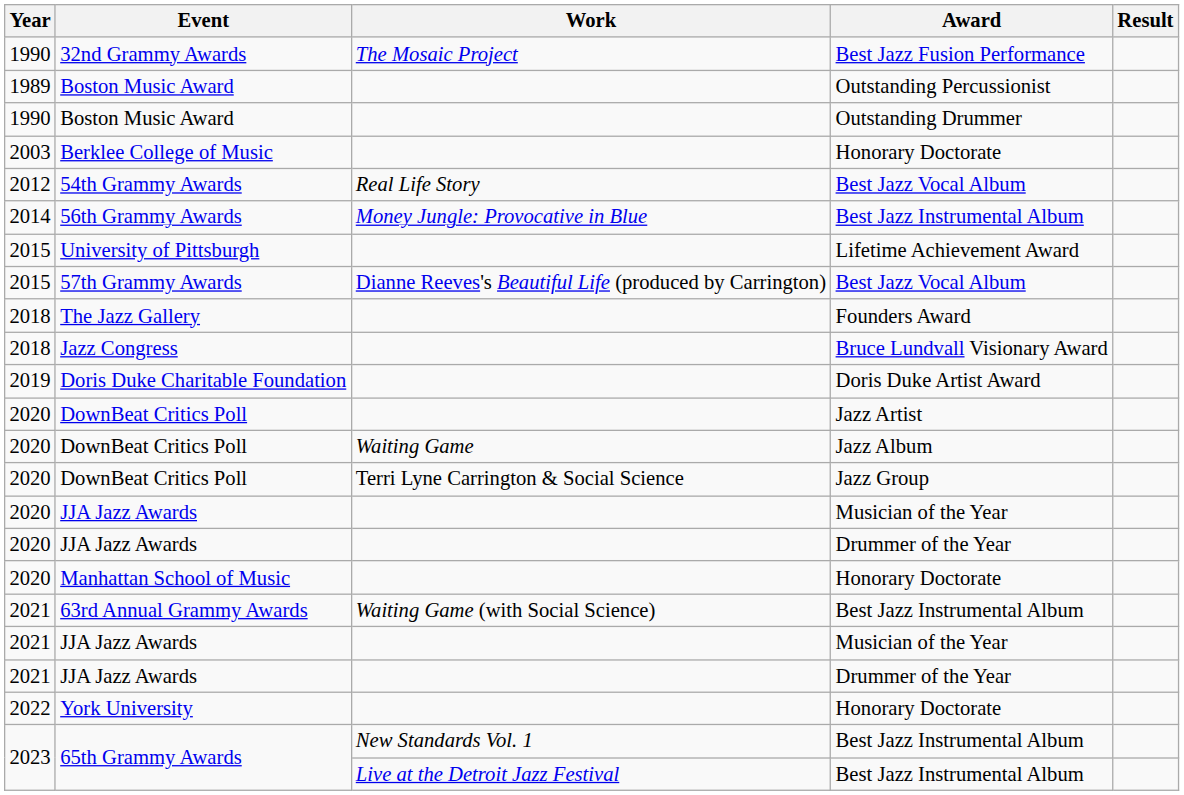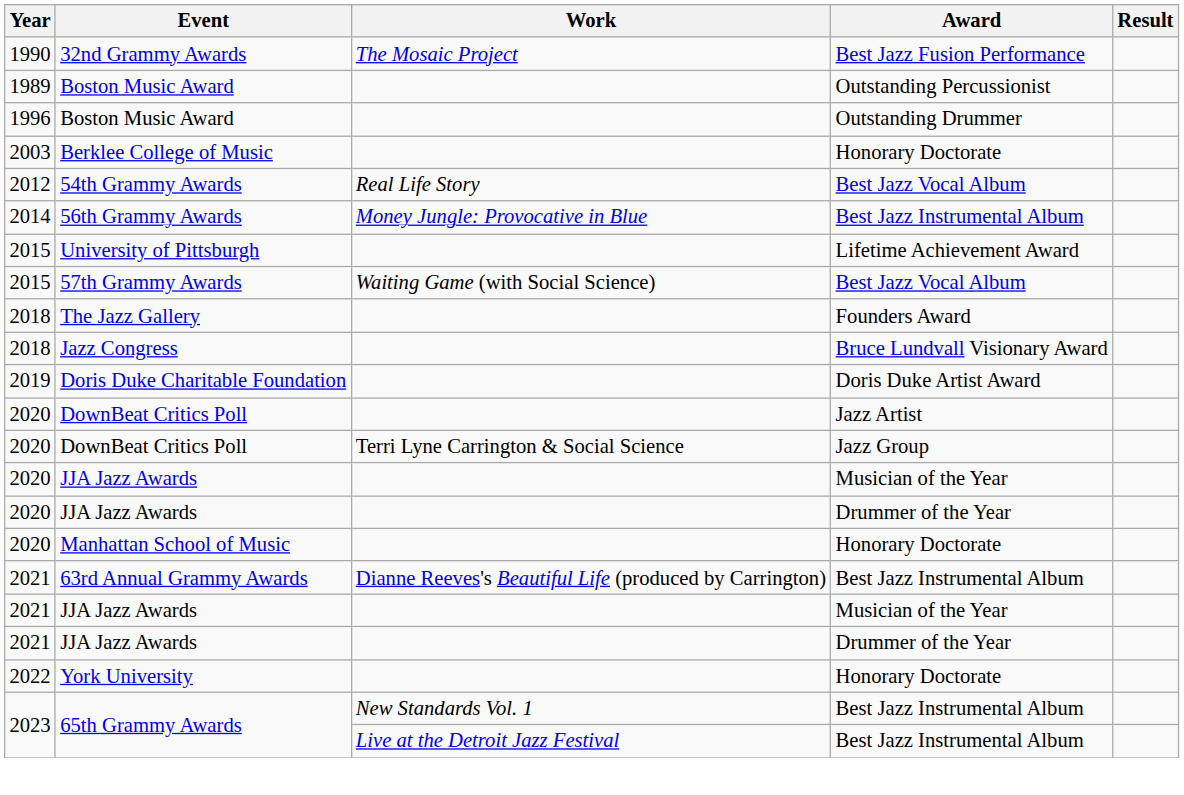(30, 119) 1990 -> (30, 119) 1996
(591, 282) Dianne Reeves's Beautiful Life (produced by Carrington) -> (506, 282) Waiting Game (with Social Science)
- row: (154, 446)
(506, 610) Waiting Game (with Social Science) -> (591, 577) Dianne Reeves's Beautiful Life (produced by Carrington)
